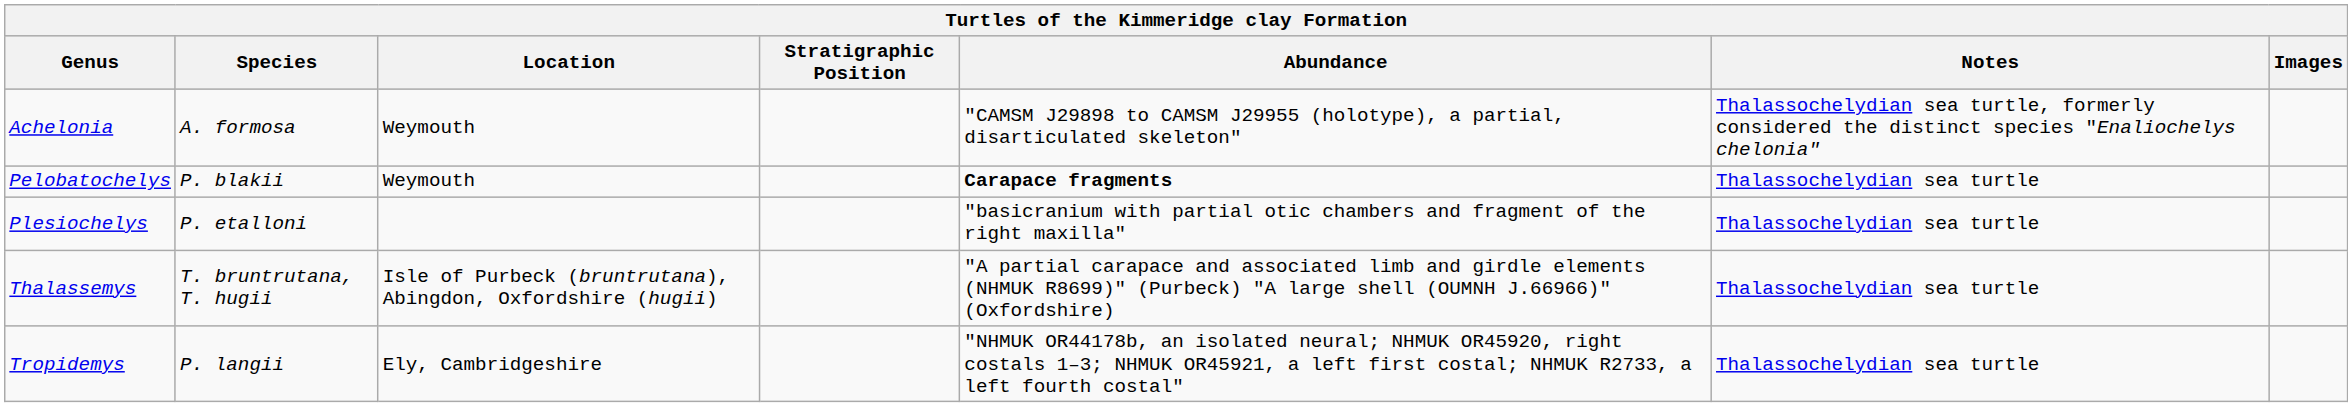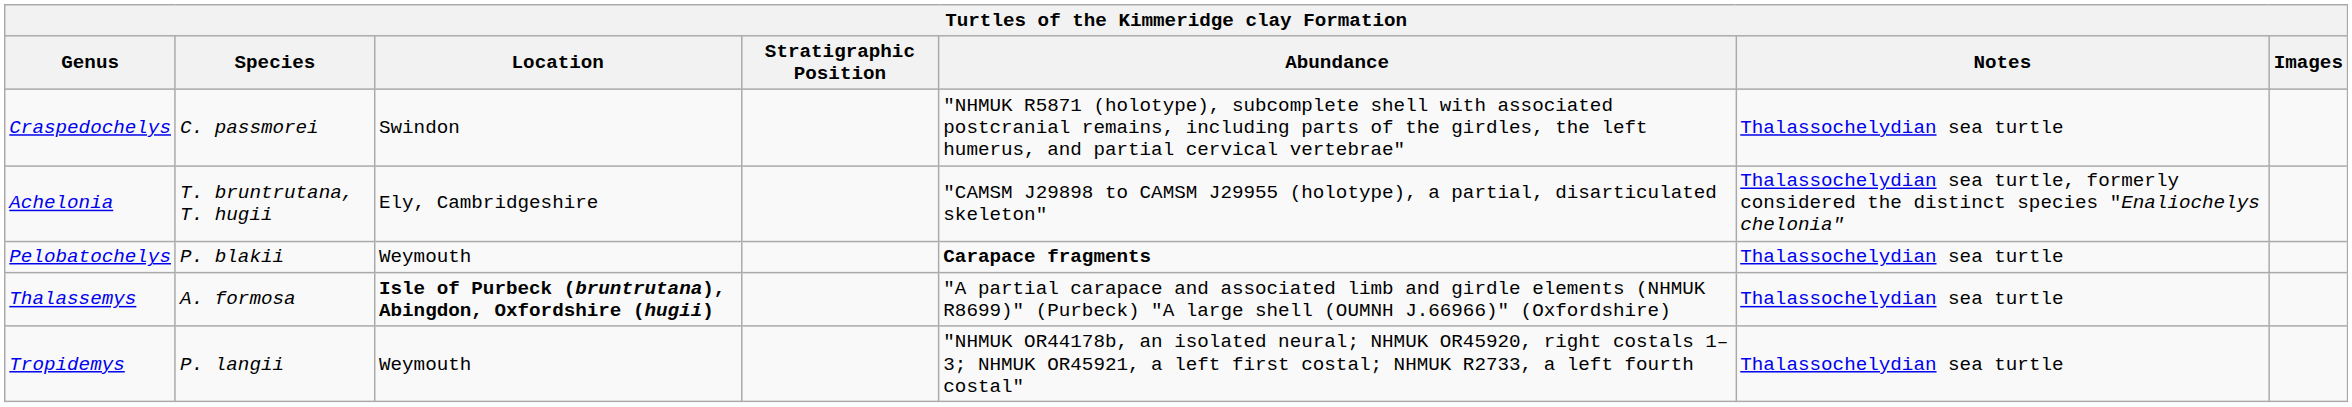+ row: (90, 128)
(238, 128) A. formosa -> (267, 203) T. bruntrutana, T. hugii
(429, 128) Weymouth -> (489, 203) Ely, Cambridgeshire
- row: (79, 224)
(267, 288) T. bruntrutana, T. hugii -> (238, 299) A. formosa
(556, 288) normal -> (552, 299) bold
(492, 364) Ely, Cambridgeshire -> (425, 364) Weymouth
